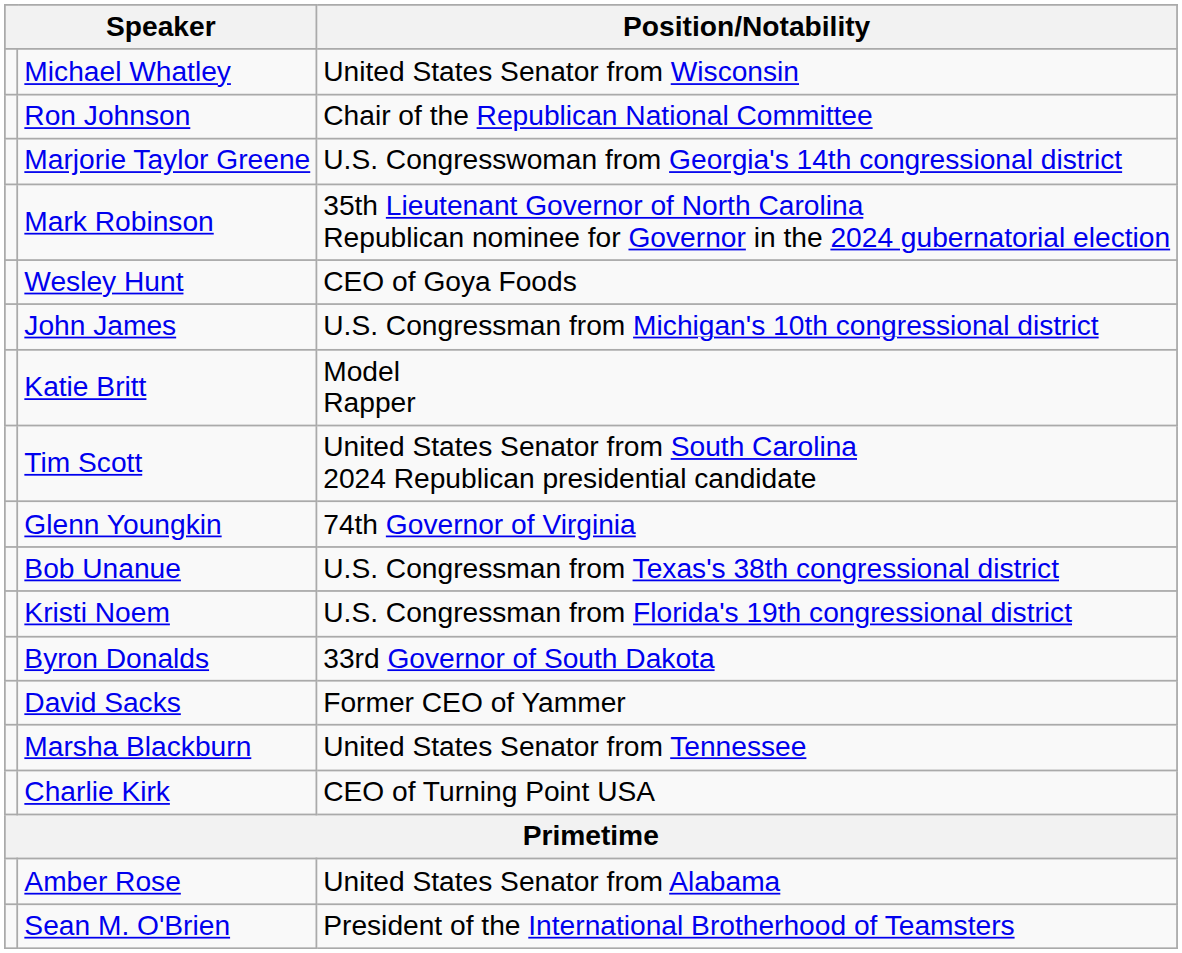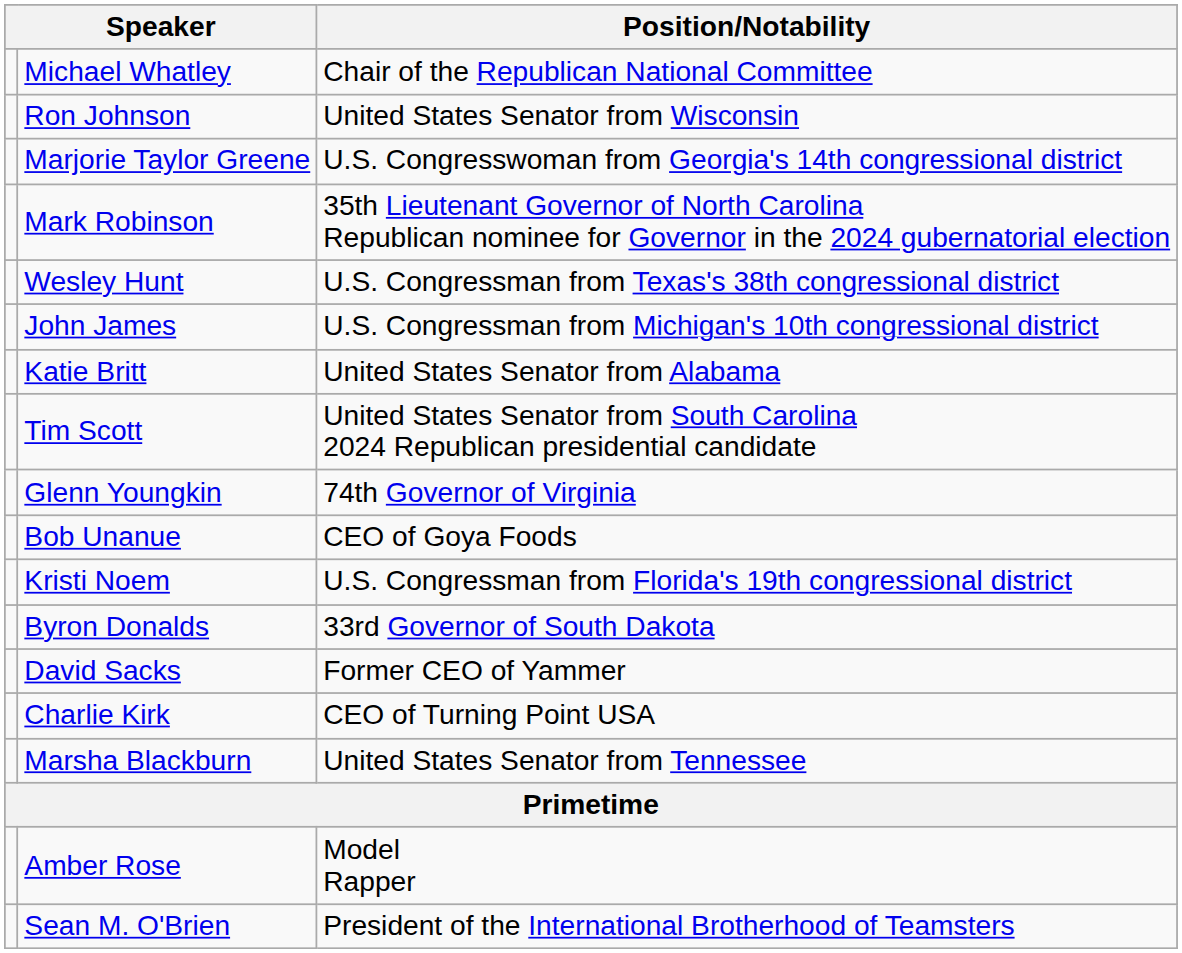(561, 71) United States Senator from Wisconsin -> (598, 71) Chair of the Republican National Committee
(598, 116) Chair of the Republican National Committee -> (561, 116) United States Senator from Wisconsin
(450, 281) CEO of Goya Foods -> (691, 281) U.S. Congressman from Texas's 38th congressional district
(369, 386) Model Rapper -> (552, 371) United States Senator from Alabama
(691, 568) U.S. Congressman from Texas's 38th congressional district -> (450, 536) CEO of Goya Foods
rows swapped: (97, 791) <-> (138, 747)
(552, 881) United States Senator from Alabama -> (369, 865) Model Rapper
